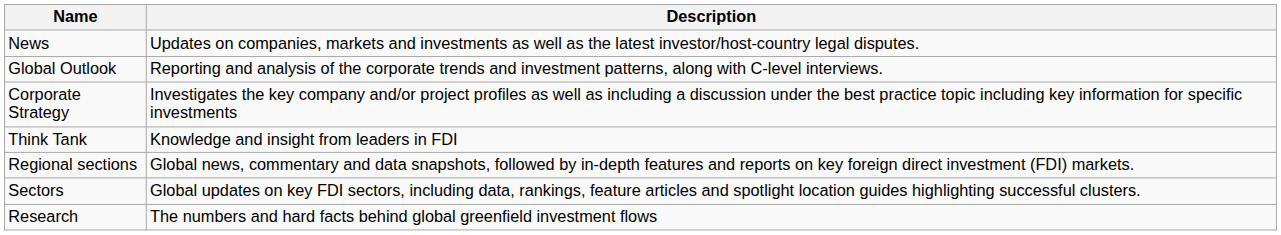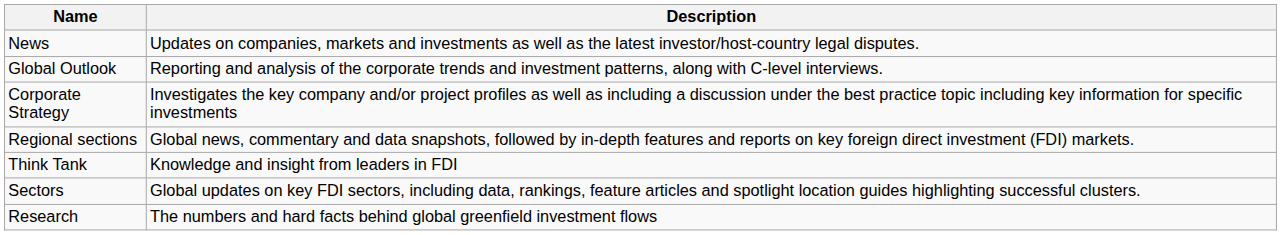rows swapped: (73, 165) <-> (48, 139)
